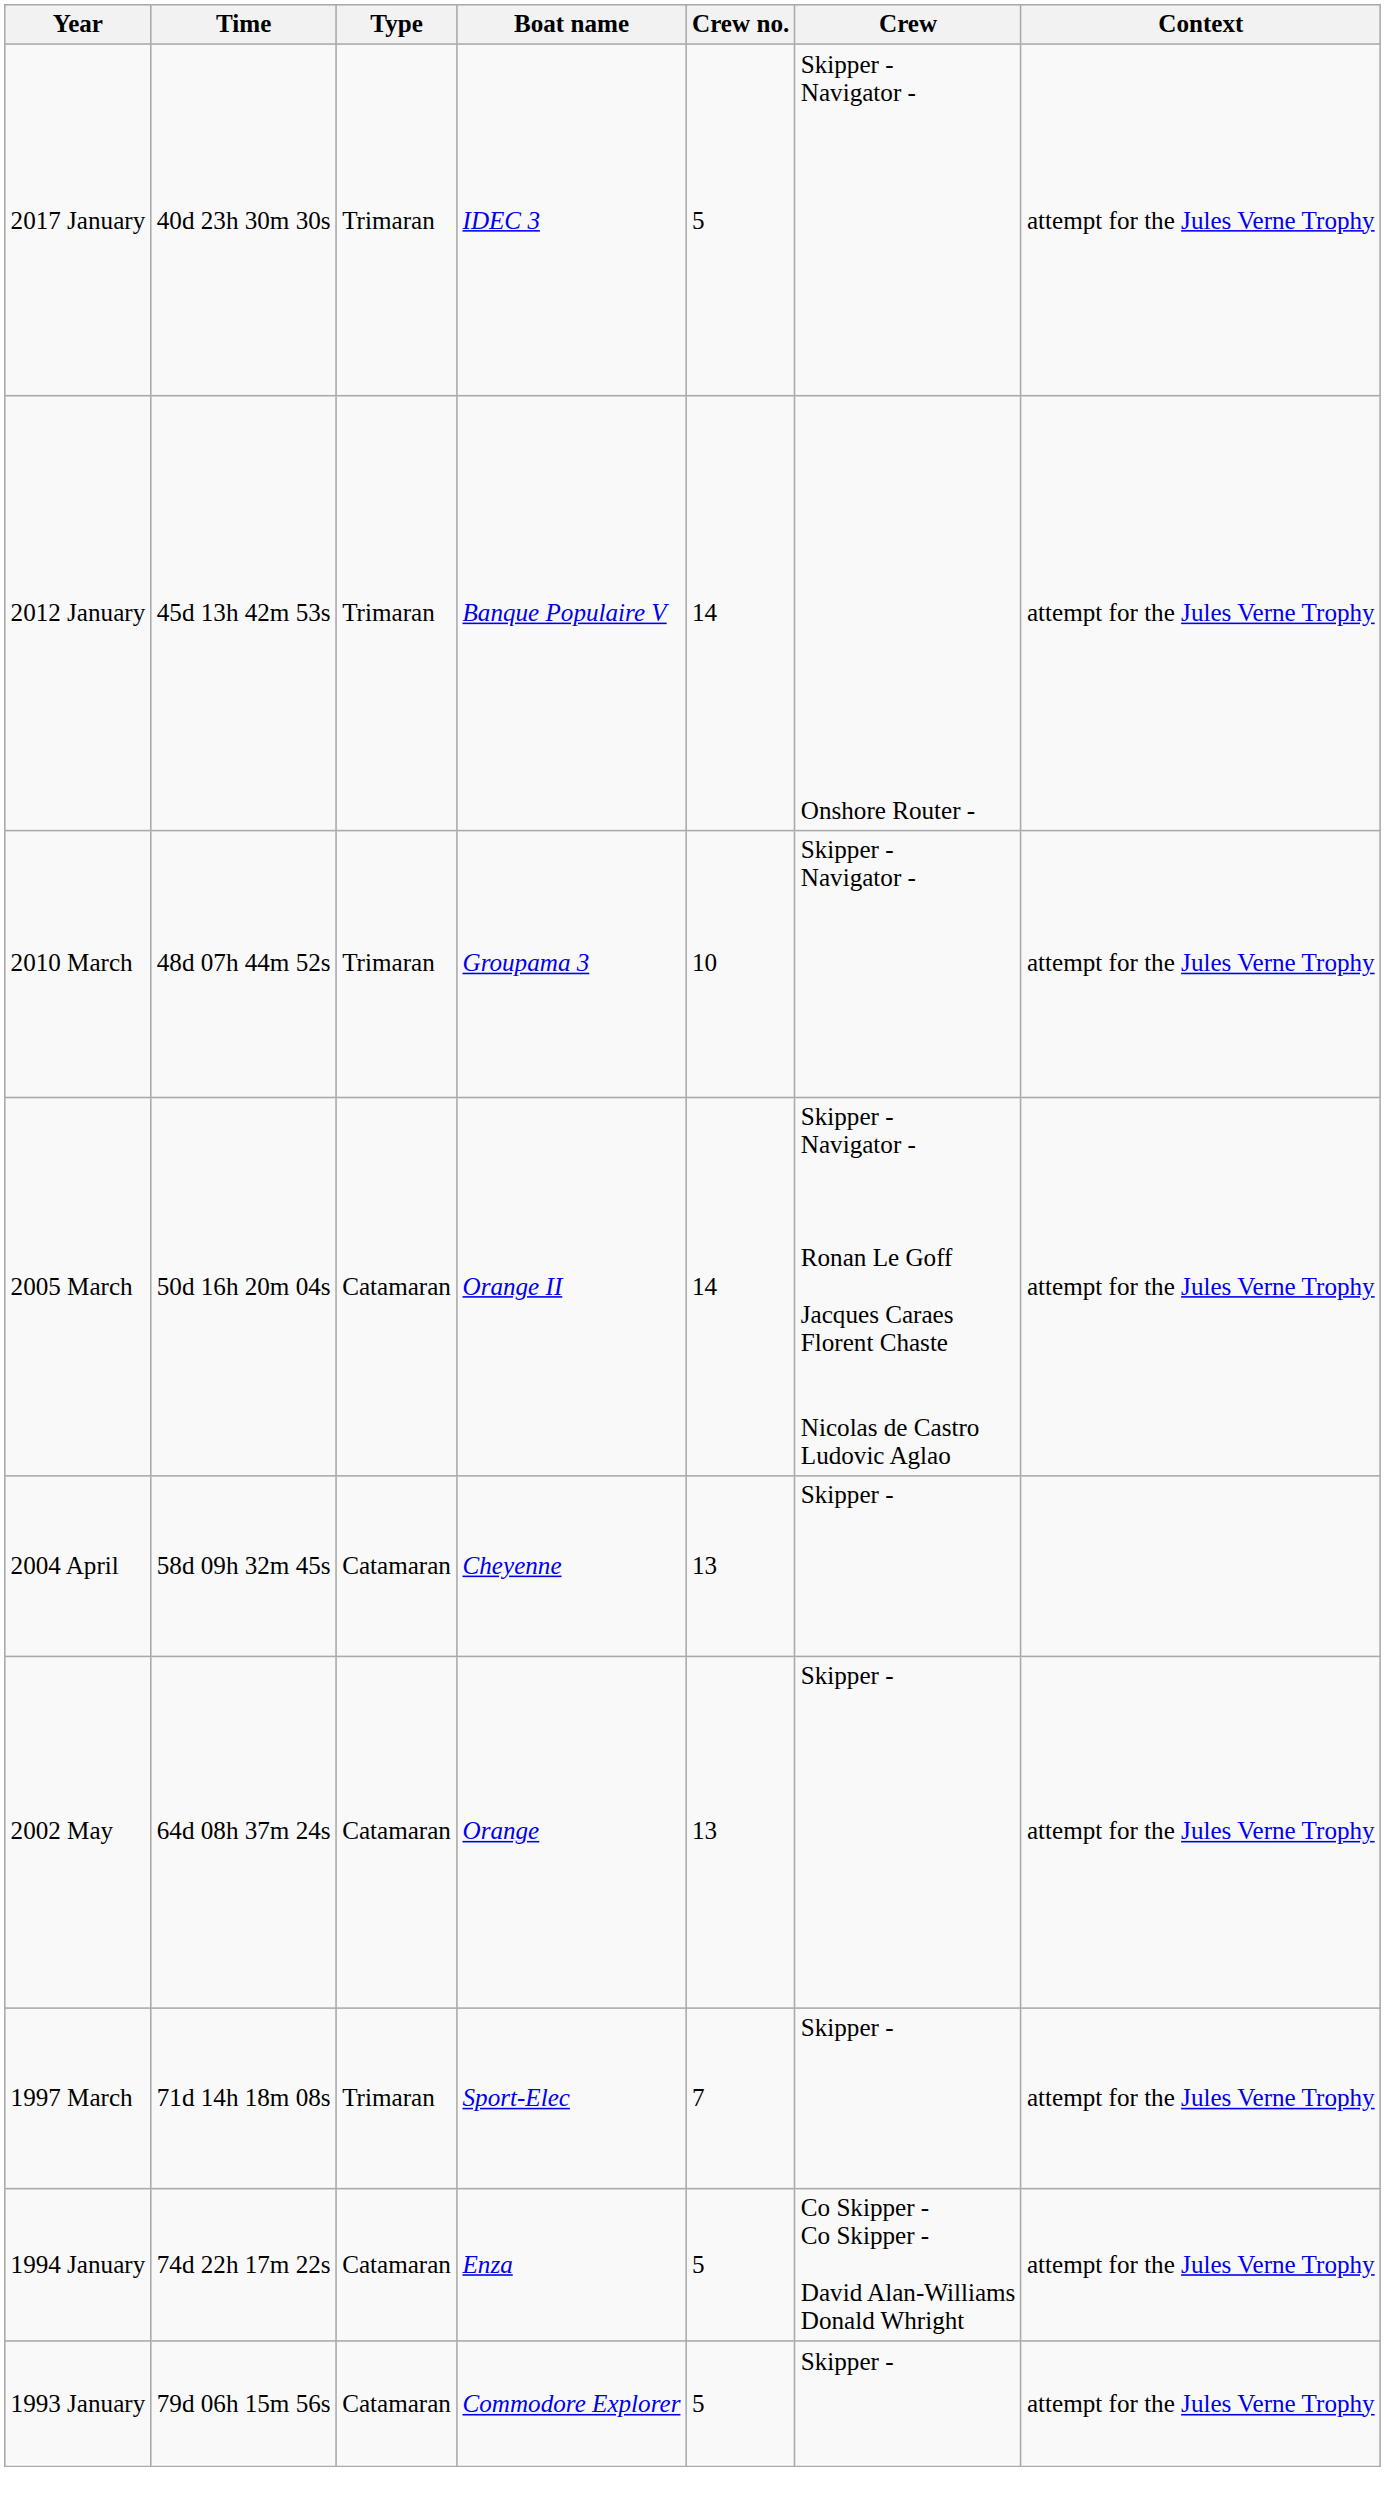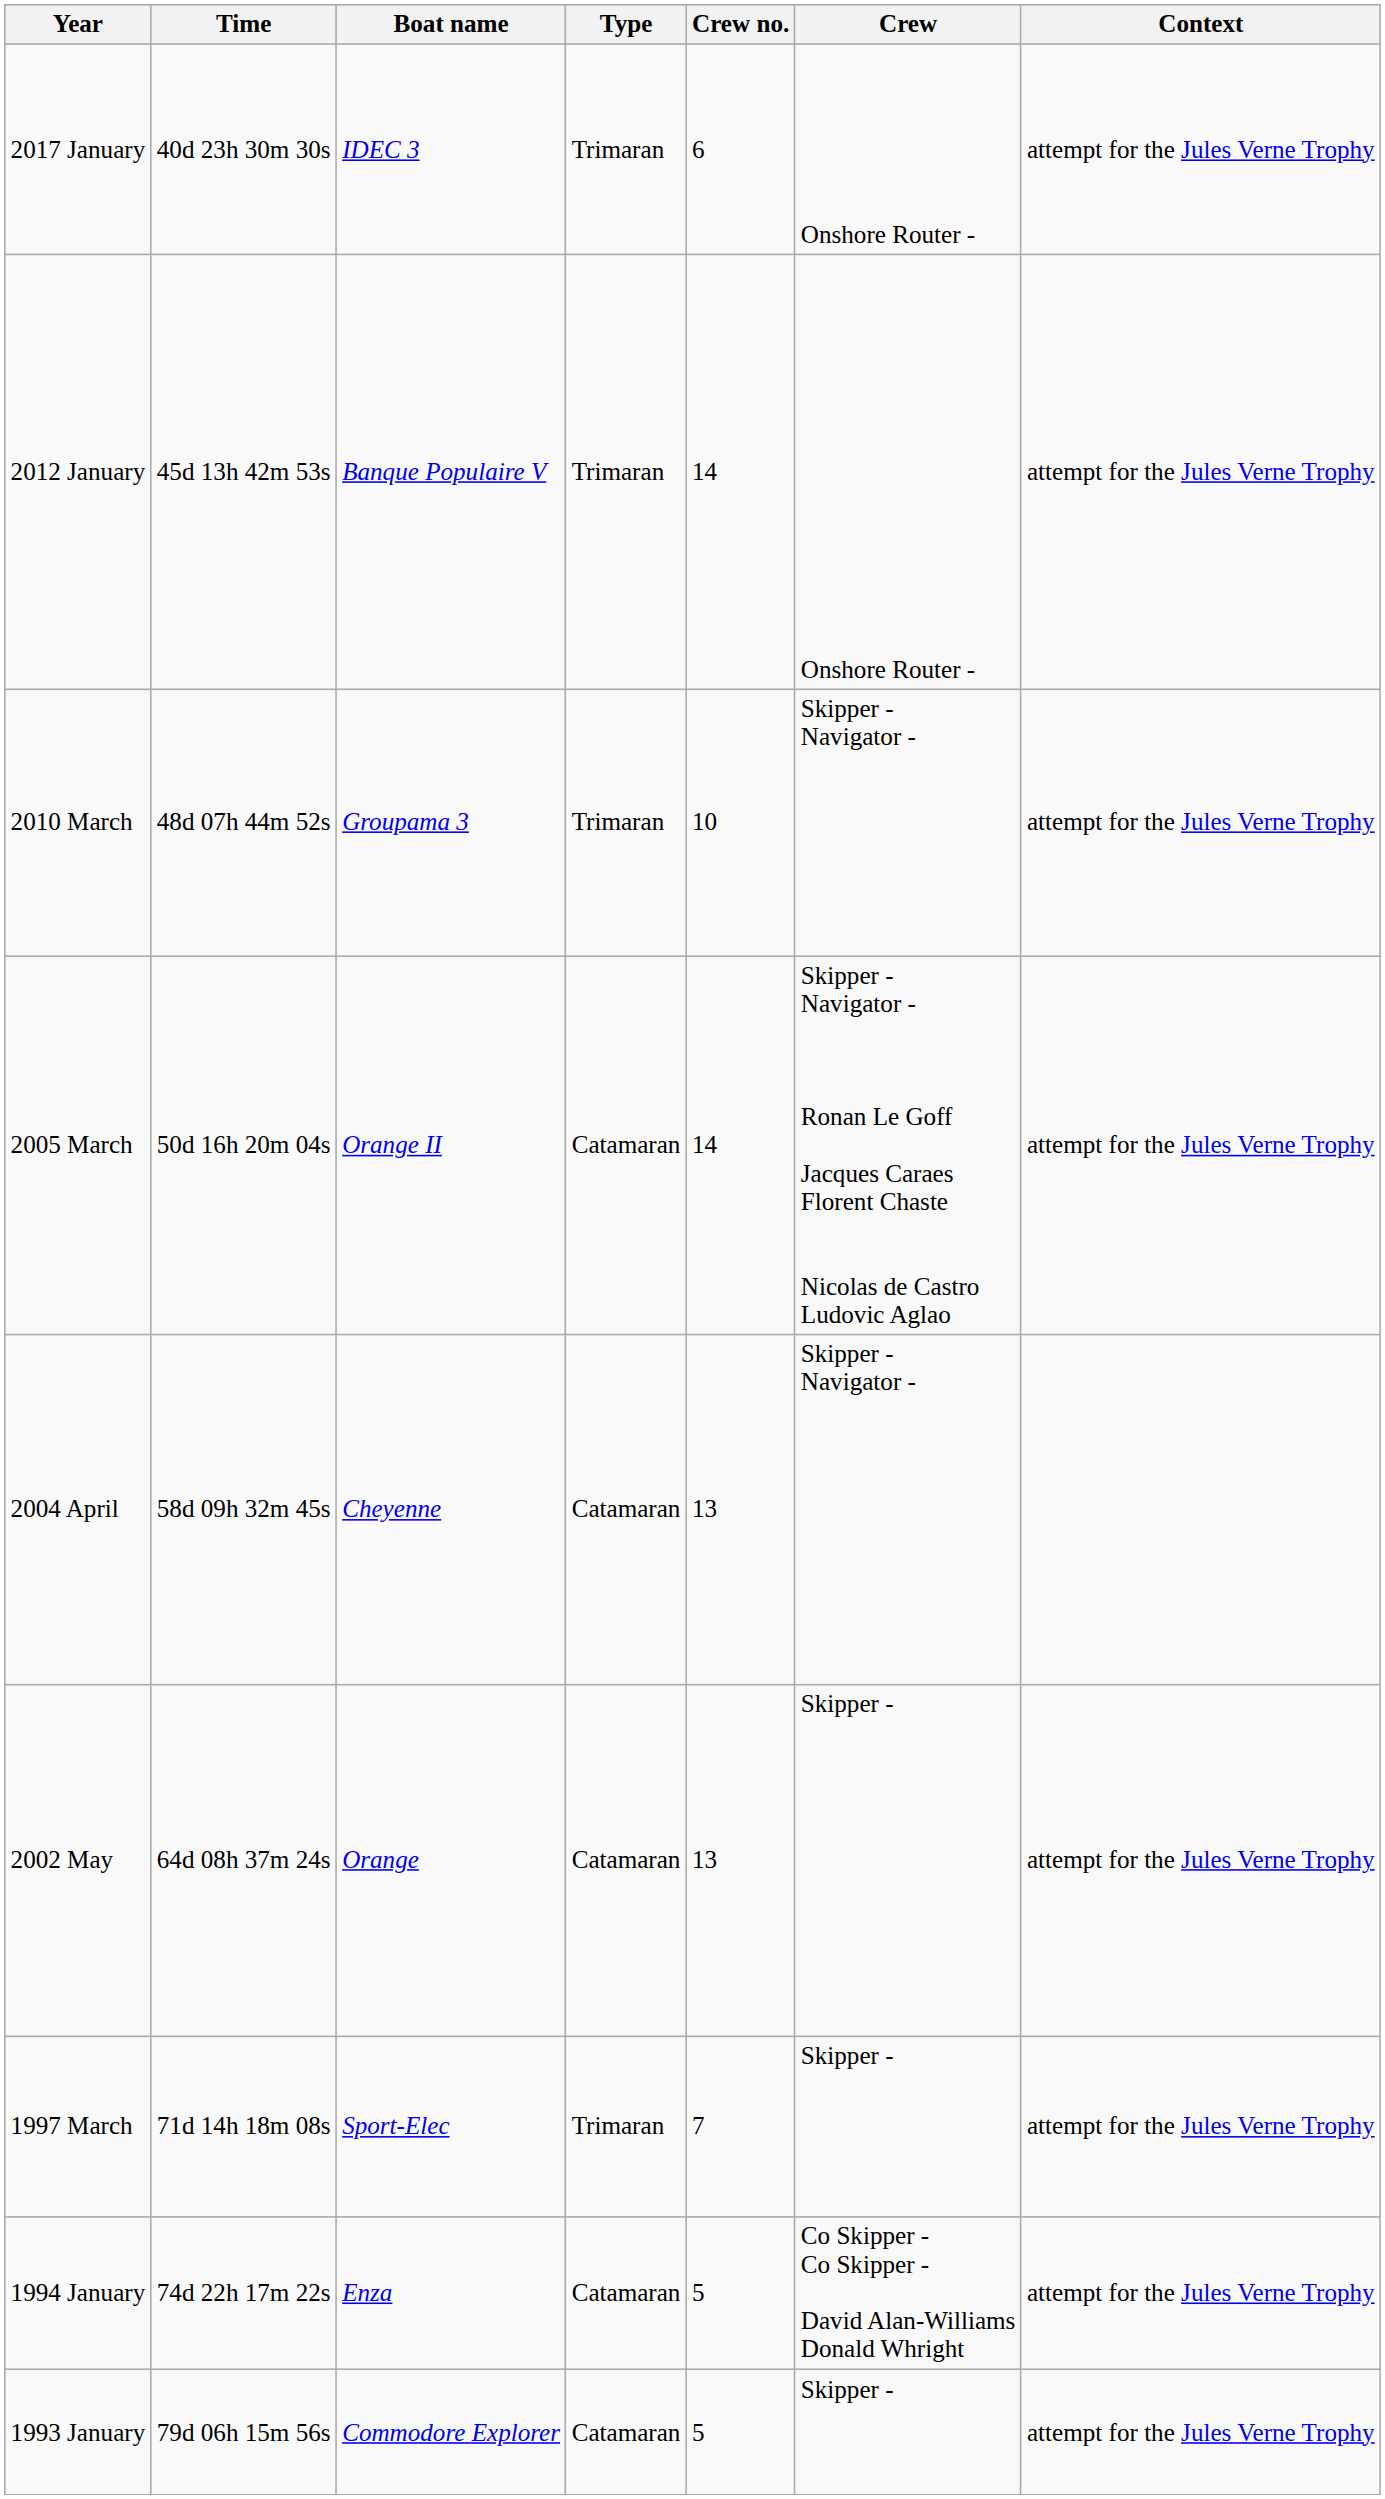columns swapped: (571, 24) <-> (397, 24)
(698, 219) 5 -> (698, 149) 6
(858, 78) Skipper - Navigator - -> (888, 233) Onshore Router -
(847, 1495) Skipper - -> (858, 1368) Skipper - Navigator -
